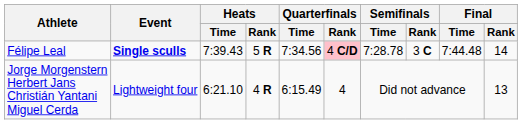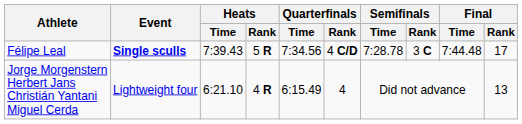(342, 51) pink background -> (342, 51) no background
(501, 51) 14 -> (501, 51) 17
